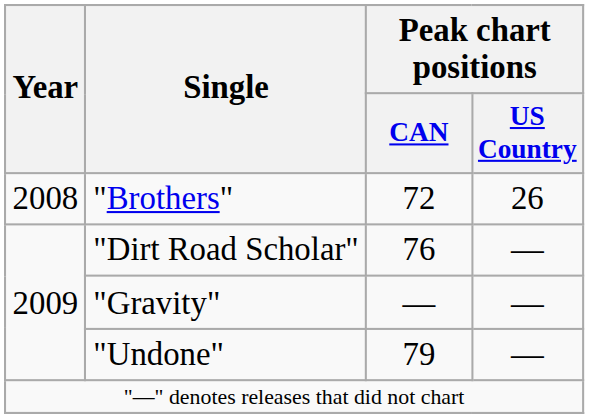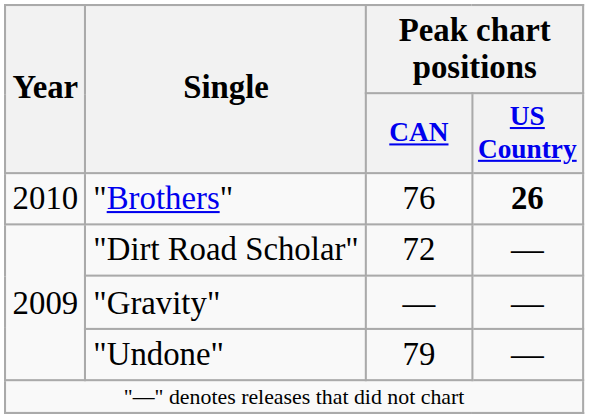(45, 197) 2008 -> (45, 197) 2010
(419, 197) 72 -> (419, 197) 76
(527, 197) normal -> (527, 197) bold
(419, 249) 76 -> (419, 249) 72
